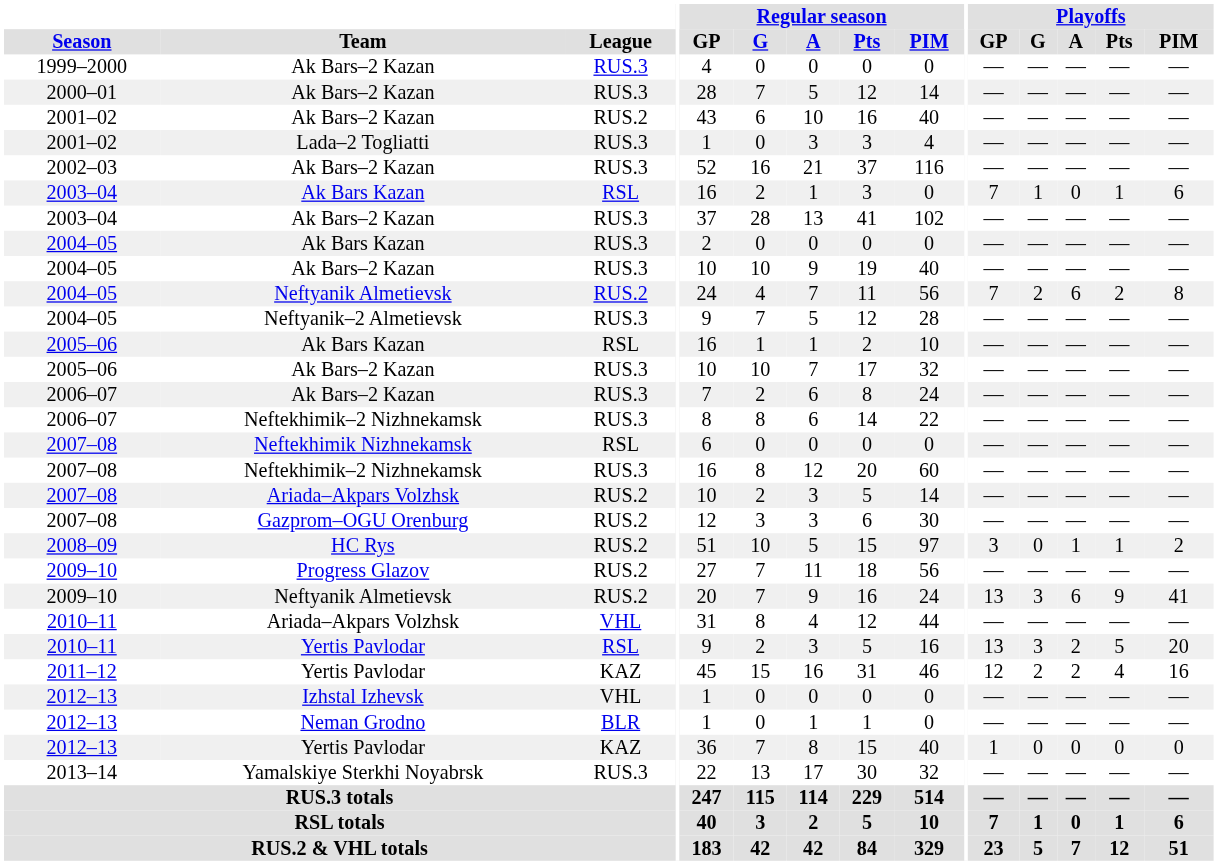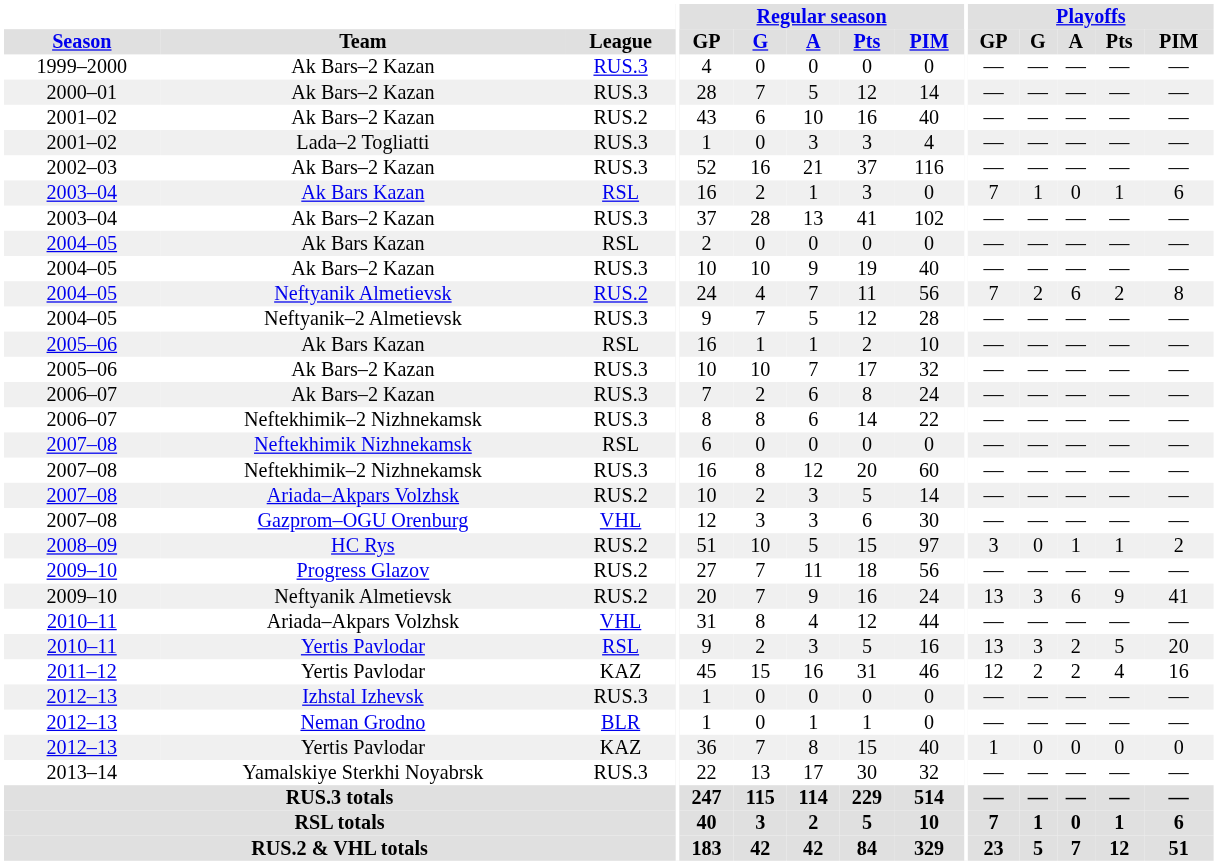(621, 243) RUS.3 -> (621, 243) RSL
(621, 520) RUS.2 -> (621, 520) VHL
(621, 696) VHL -> (621, 696) RUS.3
